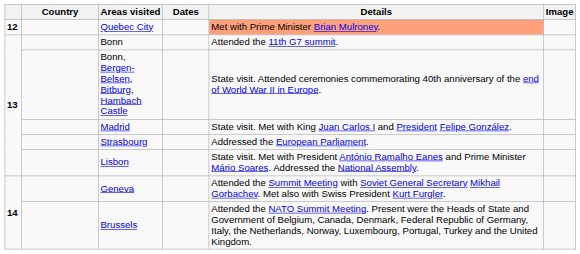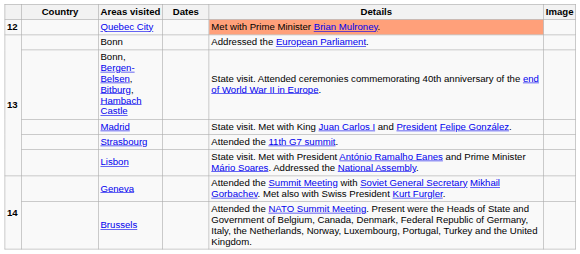(275, 42) Attended the 11th G7 summit. -> (290, 42) Addressed the European Parliament.
(290, 142) Addressed the European Parliament. -> (275, 142) Attended the 11th G7 summit.
